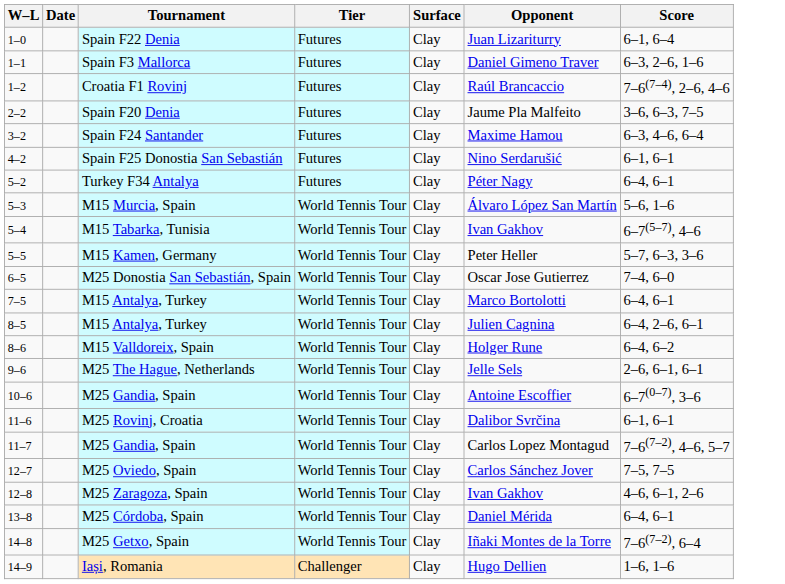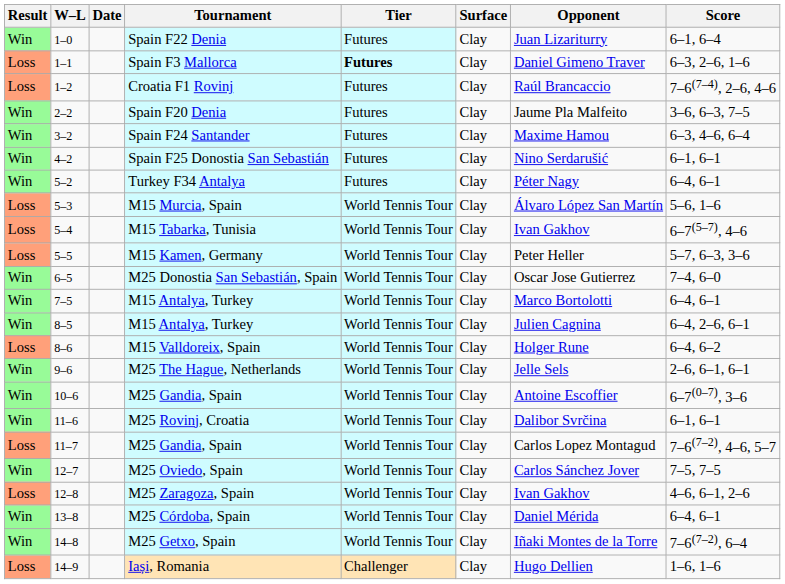+ column: (28, 16)
(320, 62) normal -> (368, 62) bold
